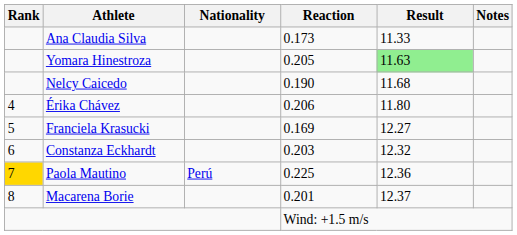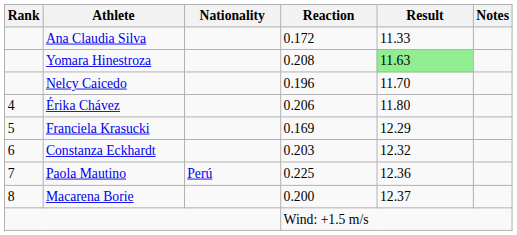(299, 38) 0.173 -> (299, 38) 0.172
(299, 61) 0.205 -> (299, 61) 0.208
(299, 83) 0.190 -> (299, 83) 0.196
(395, 83) 11.68 -> (395, 83) 11.70
(395, 128) 12.27 -> (395, 128) 12.29
(11, 173) gold background -> (11, 173) no background
(299, 196) 0.201 -> (299, 196) 0.200
